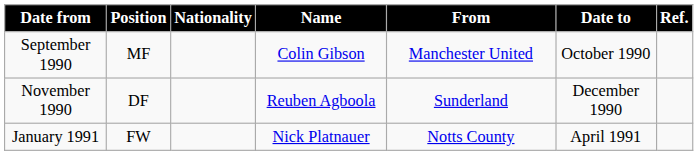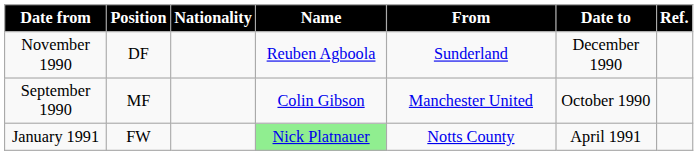rows swapped: (56, 54) <-> (56, 100)
(321, 137) no background -> (321, 137) lightgreen background
